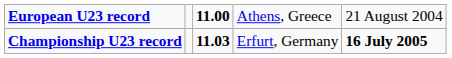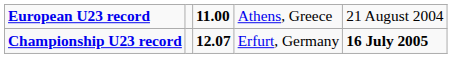(213, 41) 11.03 -> (213, 41) 12.07
